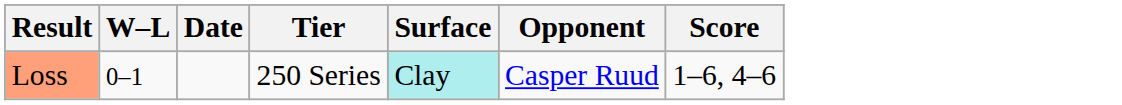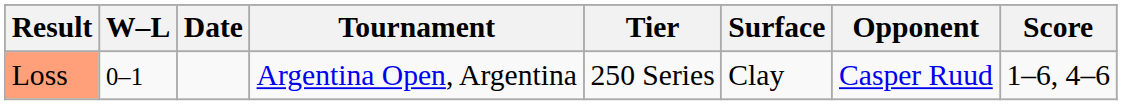+ column: (417, 27)
(422, 74) paleturquoise background -> (756, 74) no background
